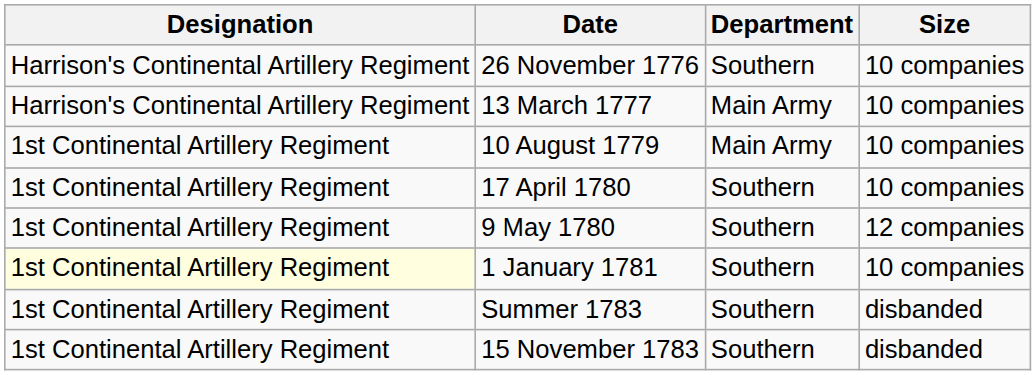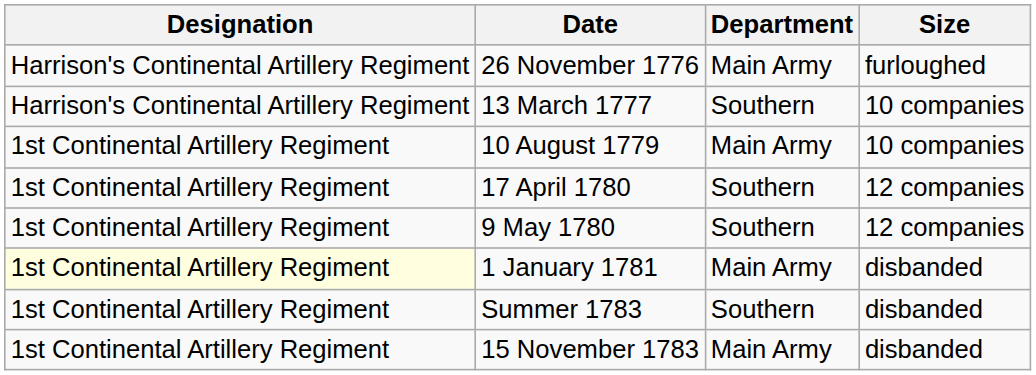(763, 65) Southern -> (771, 65) Main Army
(945, 65) 10 companies -> (925, 65) furloughed
(771, 106) Main Army -> (763, 106) Southern
(945, 187) 10 companies -> (945, 187) 12 companies
(763, 268) Southern -> (771, 268) Main Army
(945, 268) 10 companies -> (924, 268) disbanded
(763, 349) Southern -> (771, 349) Main Army
